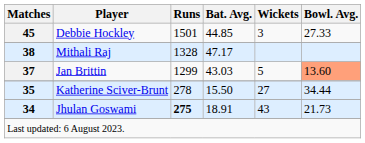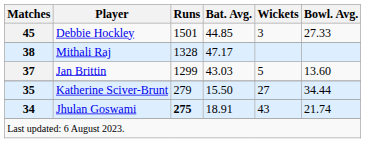(318, 71) lightsalmon background -> (318, 71) no background
(183, 90) 278 -> (183, 90) 279
(318, 109) 21.73 -> (318, 109) 21.74
